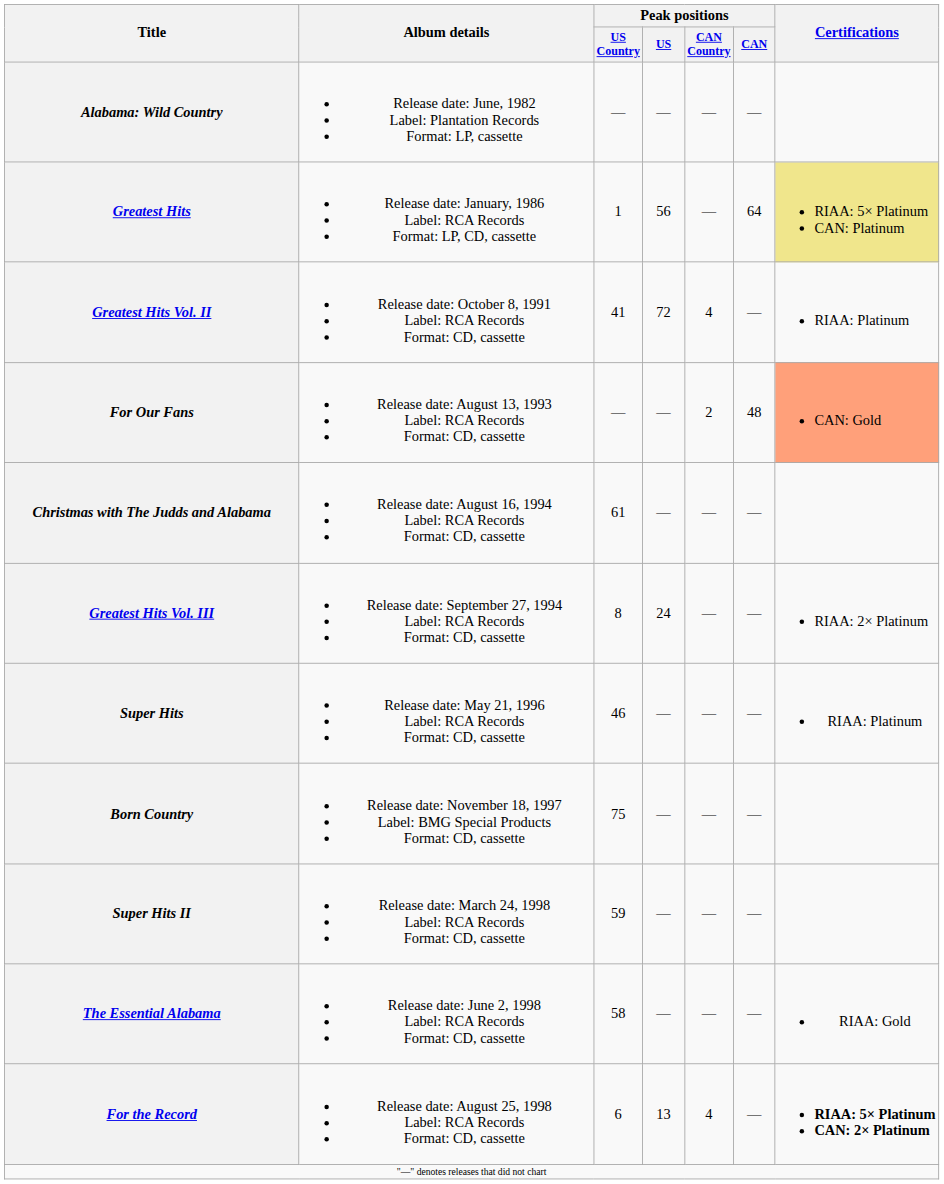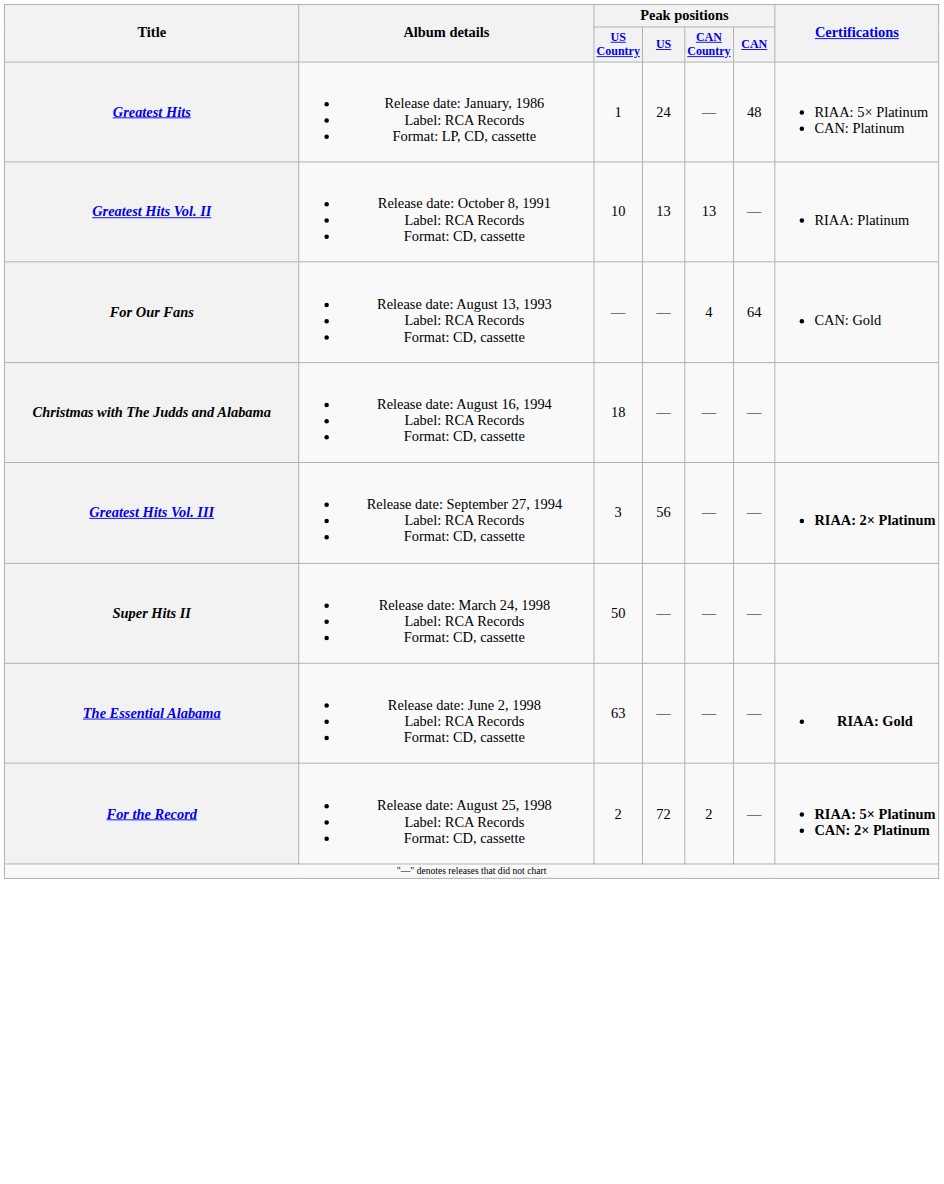- row: (152, 111)
(664, 212) 56 -> (664, 111) 24
(754, 212) 64 -> (754, 111) 48
(857, 220) khaki background -> (857, 120) no background
(618, 312) 41 -> (618, 212) 10
(664, 312) 72 -> (664, 212) 13
(709, 312) 4 -> (709, 212) 13
(709, 412) 2 -> (709, 312) 4
(754, 412) 48 -> (754, 312) 64
(857, 421) lightsalmon background -> (857, 320) no background
(618, 512) 61 -> (618, 412) 18
(618, 613) 8 -> (618, 512) 3
(664, 613) 24 -> (664, 512) 56
(857, 621) normal -> (857, 521) bold
- row: (152, 713)
- row: (152, 813)
(618, 913) 59 -> (618, 613) 50
(618, 1014) 58 -> (618, 713) 63
(857, 1022) normal -> (857, 721) bold
(618, 1114) 6 -> (618, 813) 2
(664, 1114) 13 -> (664, 813) 72
(709, 1114) 4 -> (709, 813) 2
